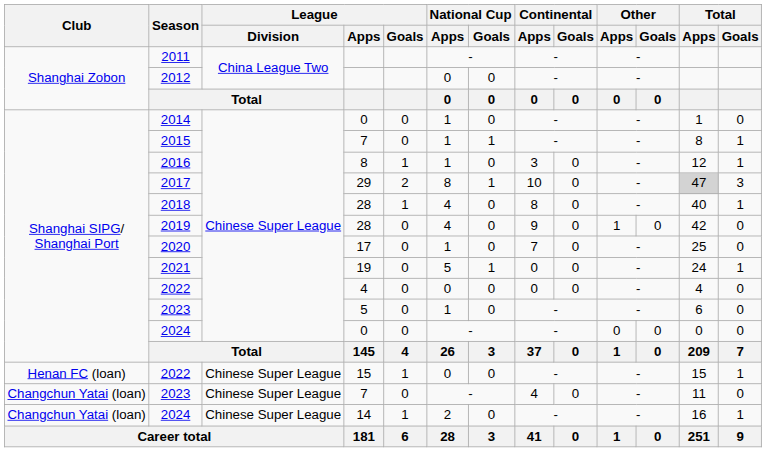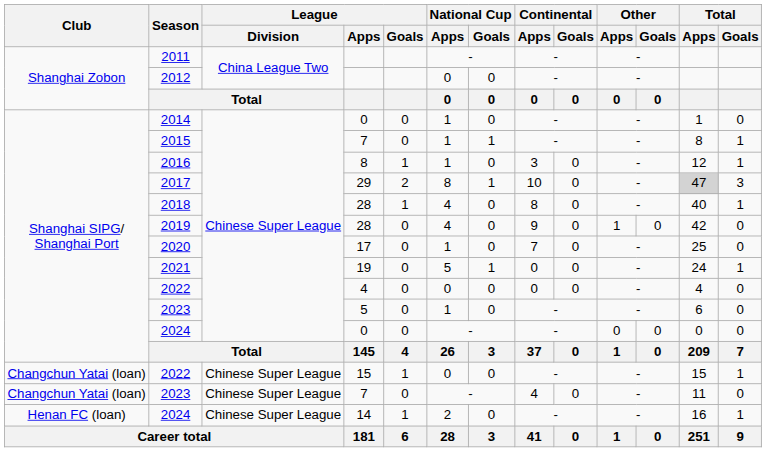(77, 373) Henan FC (loan) -> (77, 373) Changchun Yatai (loan)
(77, 415) Changchun Yatai (loan) -> (77, 415) Henan FC (loan)
